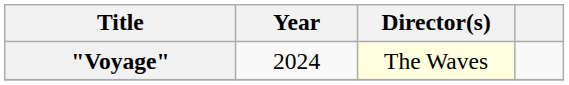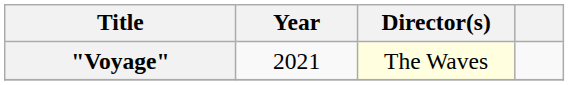(297, 60) 2024 -> (297, 60) 2021
